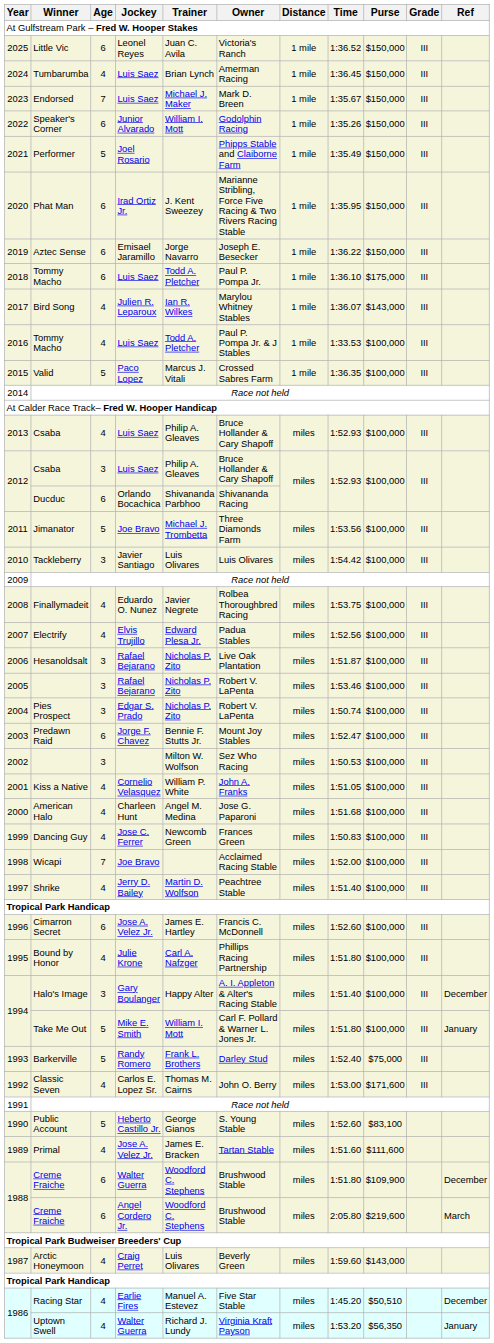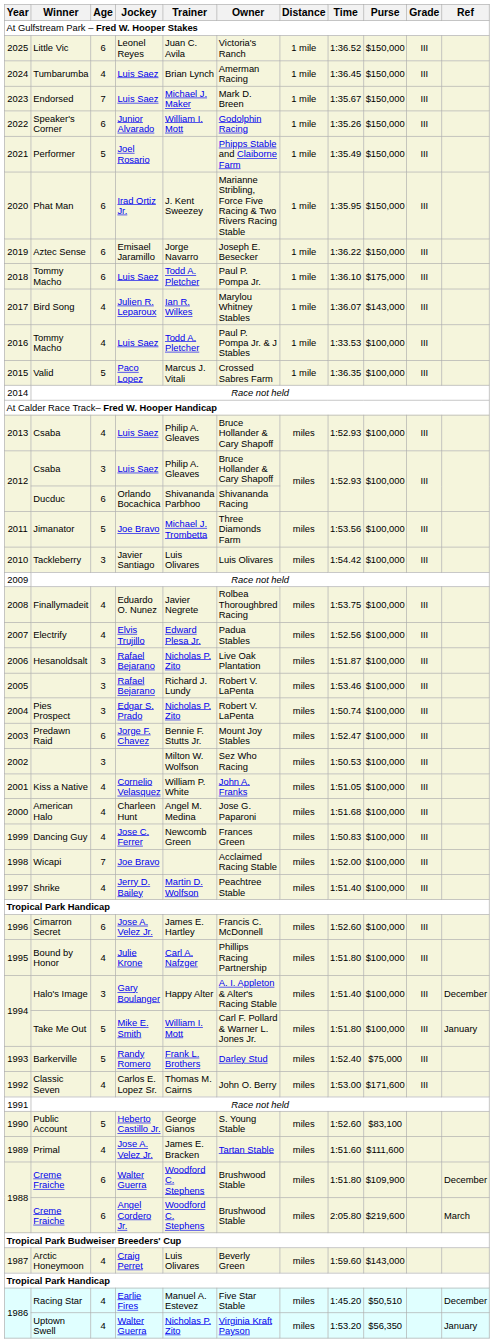(188, 686) Nicholas P. Zito -> (186, 686) Richard J. Lundy
(186, 1326) Richard J. Lundy -> (188, 1326) Nicholas P. Zito
